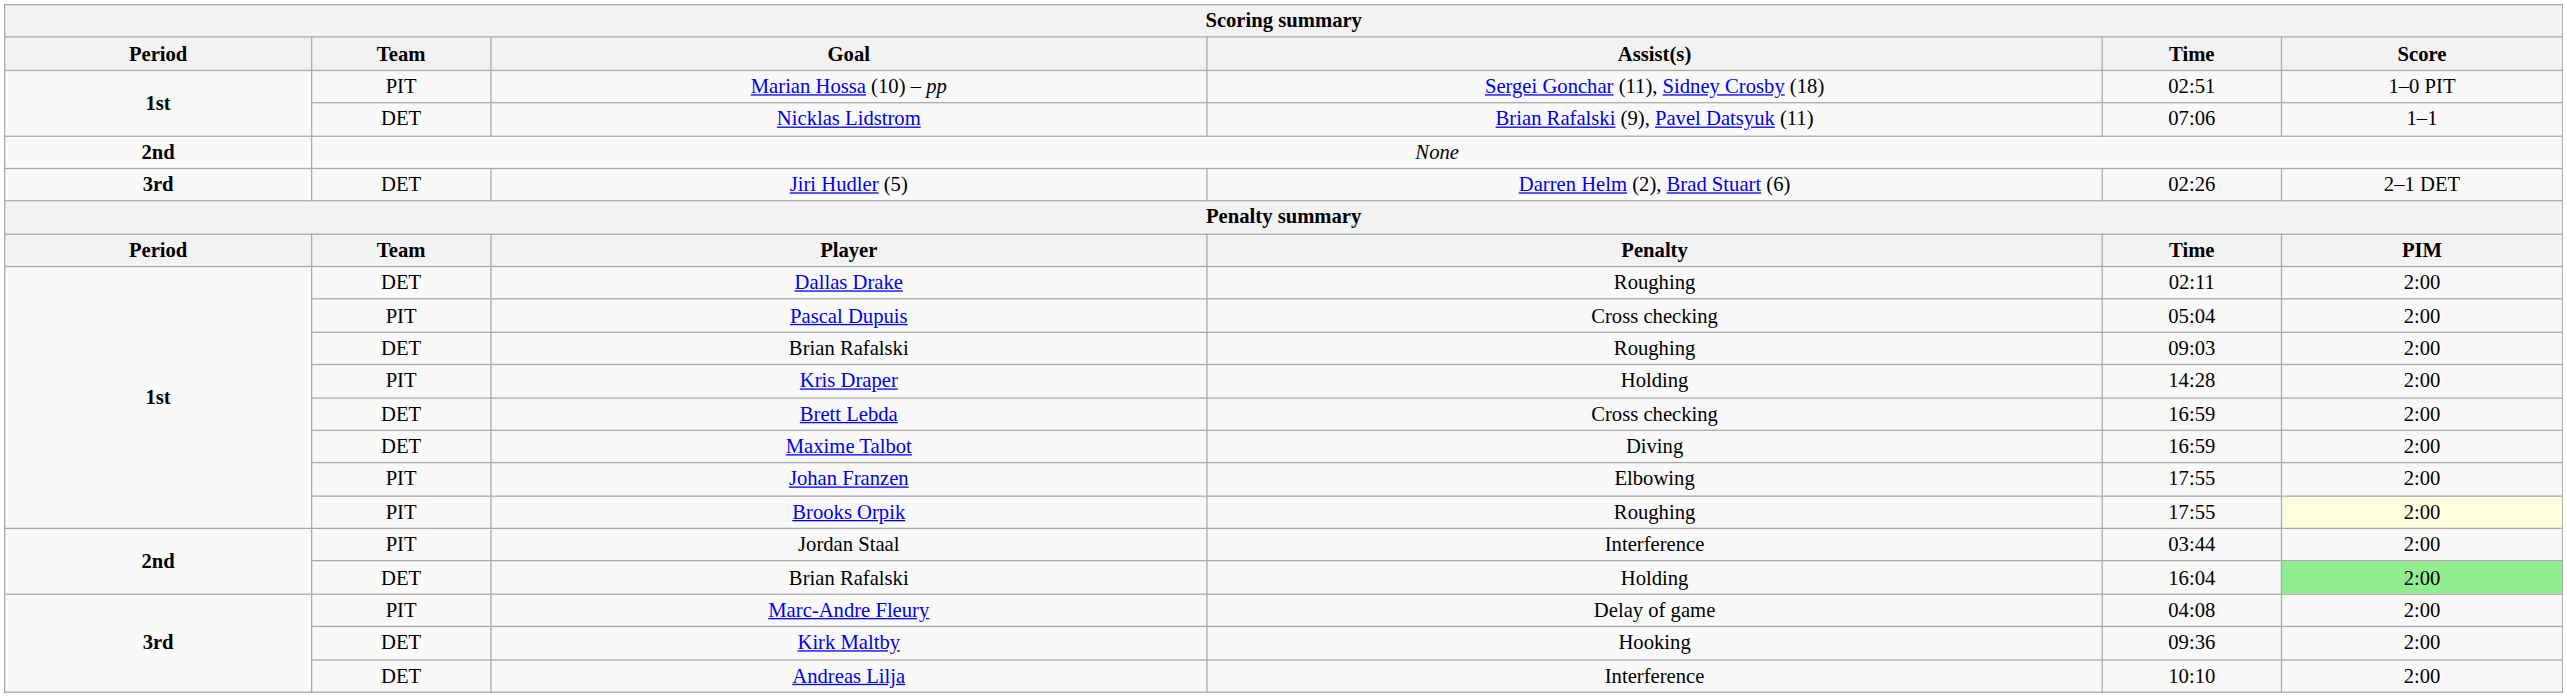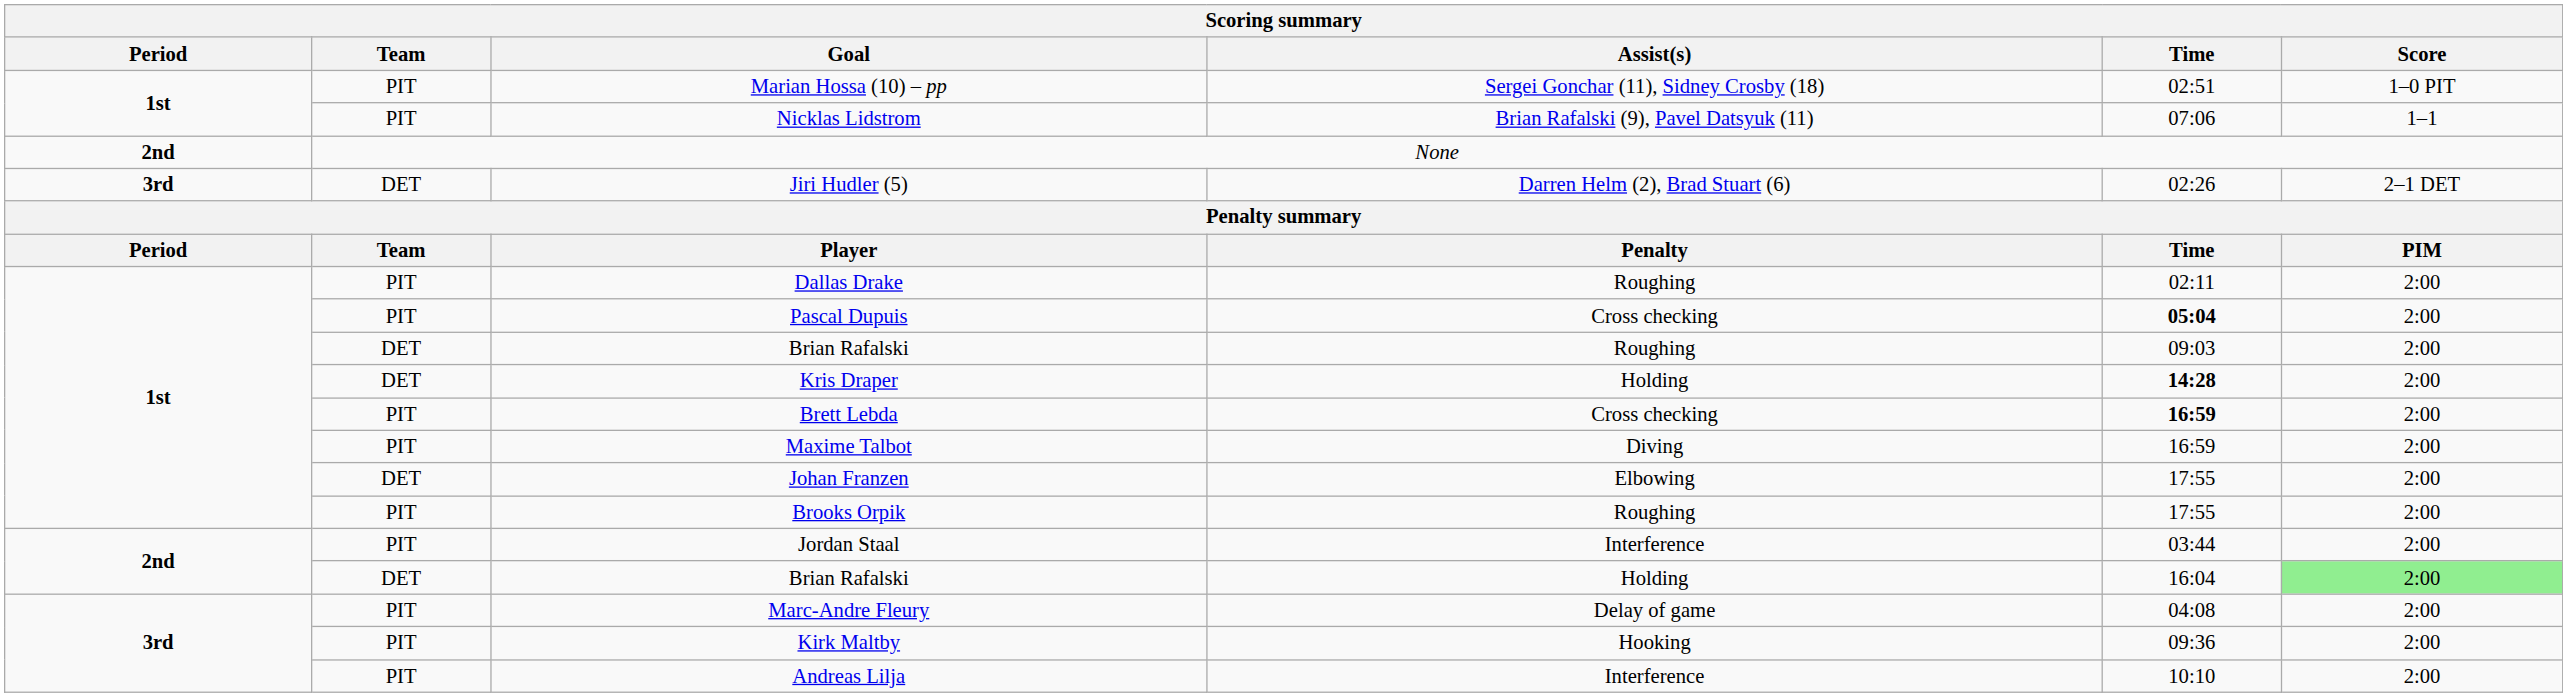(401, 119) DET -> (401, 119) PIT
(401, 282) DET -> (401, 282) PIT
(2192, 315) normal -> (2192, 315) bold
(401, 380) PIT -> (401, 380) DET
(2192, 380) normal -> (2192, 380) bold
(401, 413) DET -> (401, 413) PIT
(2192, 413) normal -> (2192, 413) bold
(401, 446) DET -> (401, 446) PIT
(401, 479) PIT -> (401, 479) DET
(2422, 511) lightyellow background -> (2422, 511) no background
(401, 642) DET -> (401, 642) PIT
(401, 675) DET -> (401, 675) PIT
